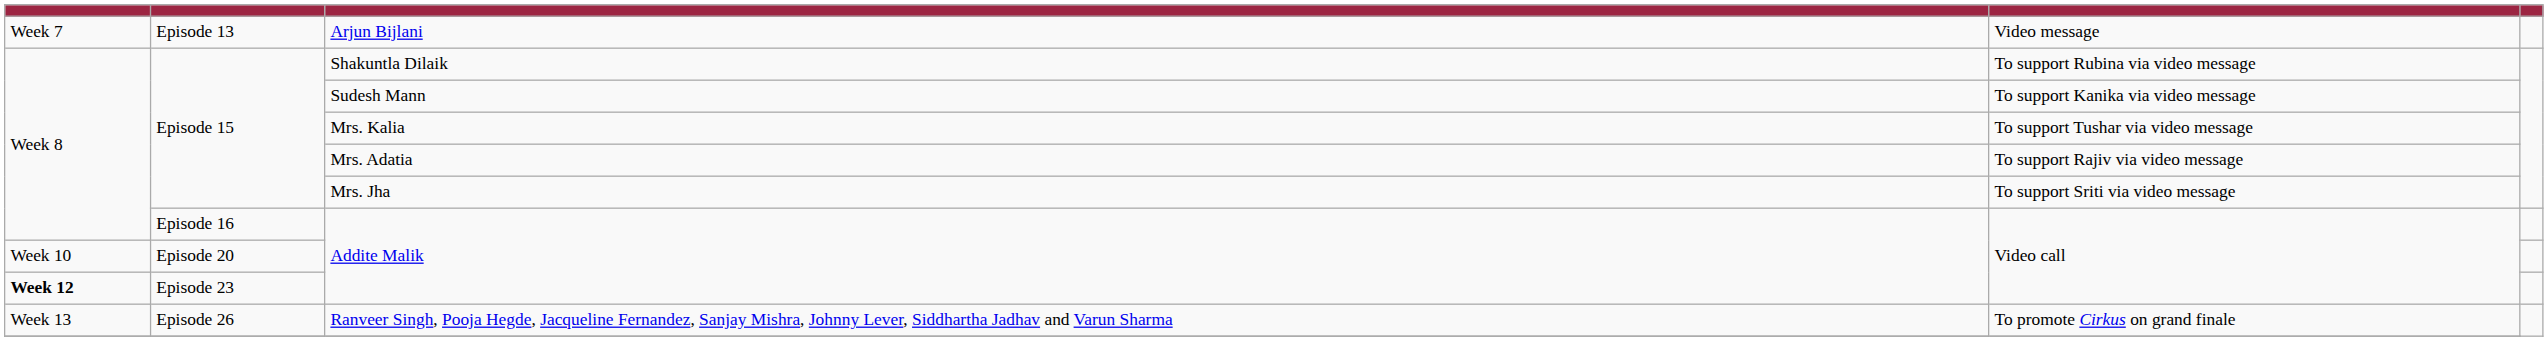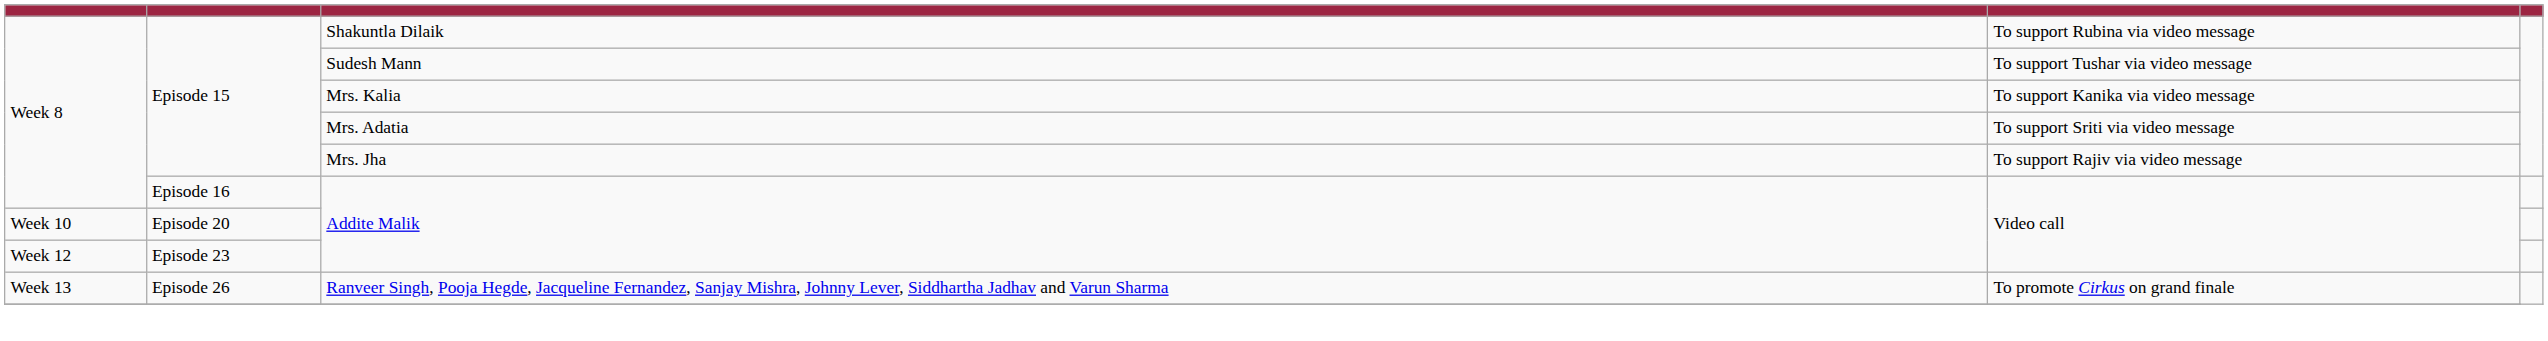- row: (195, 31)
(2125, 95) To support Kanika via video message -> (2123, 63) To support Tushar via video message
(2124, 127) To support Tushar via video message -> (2124, 95) To support Kanika via video message
(2119, 159) To support Rajiv via video message -> (2114, 127) To support Sriti via video message
(2115, 191) To support Sriti via video message -> (2118, 159) To support Rajiv via video message
(42, 287) bold -> (41, 255) normal
